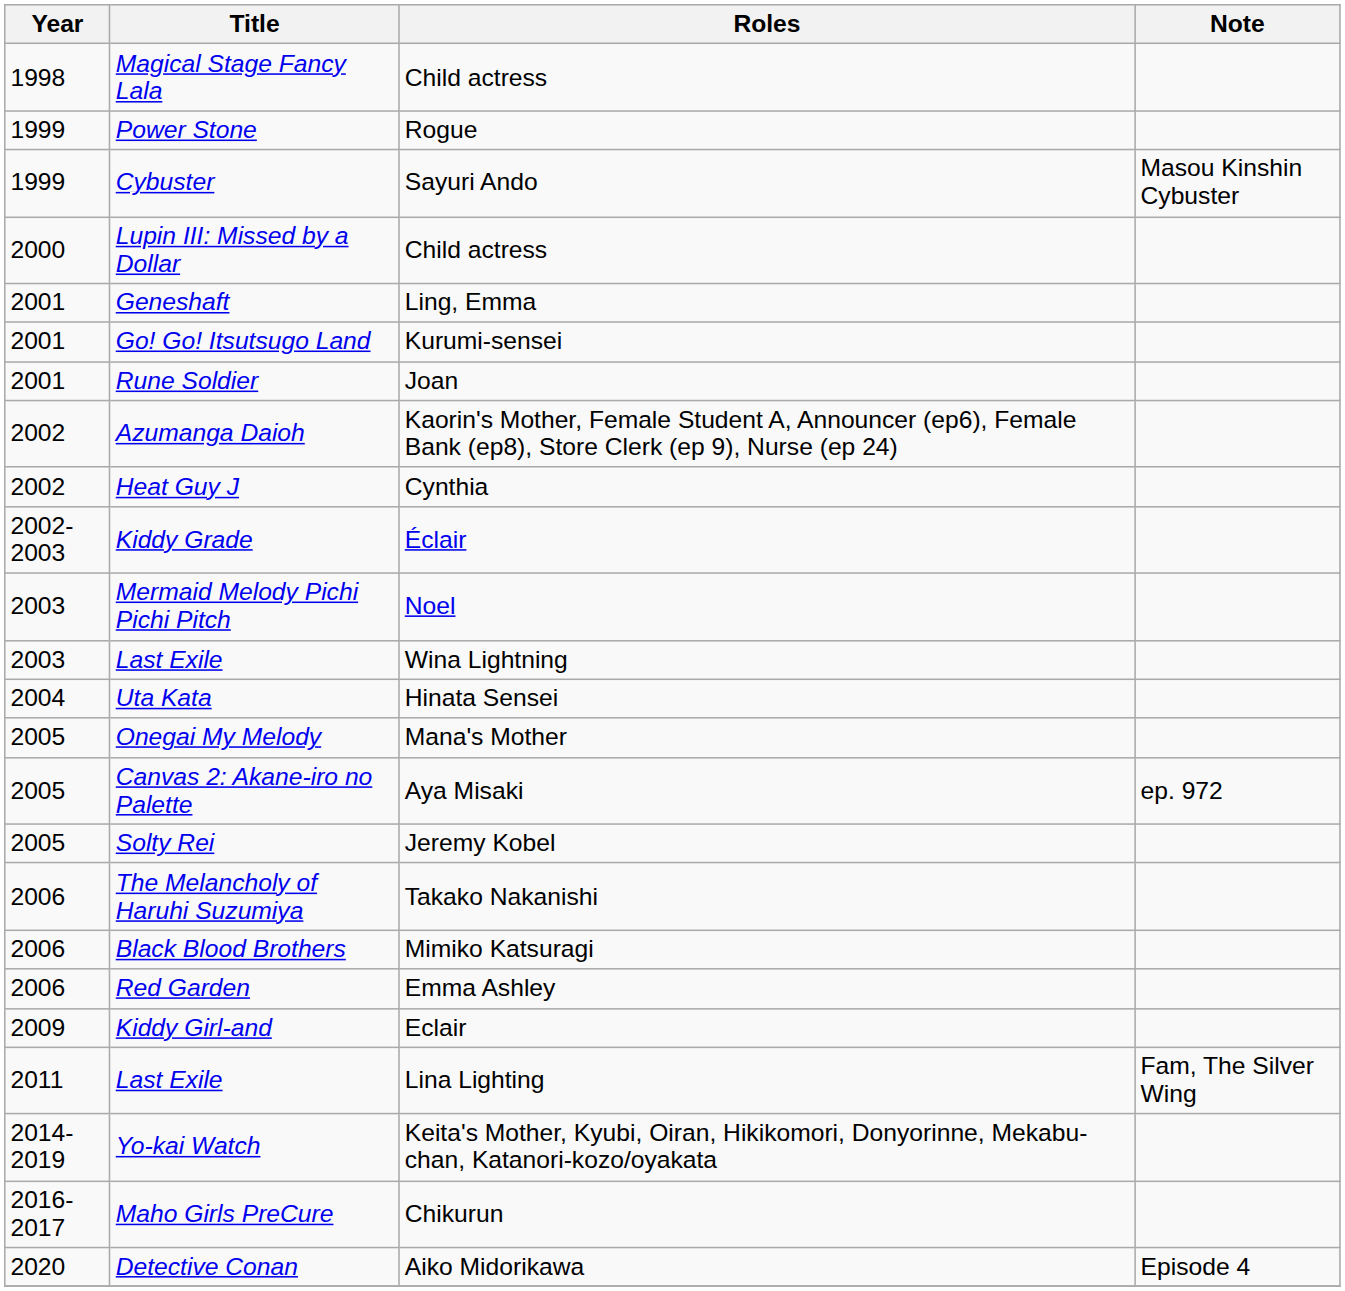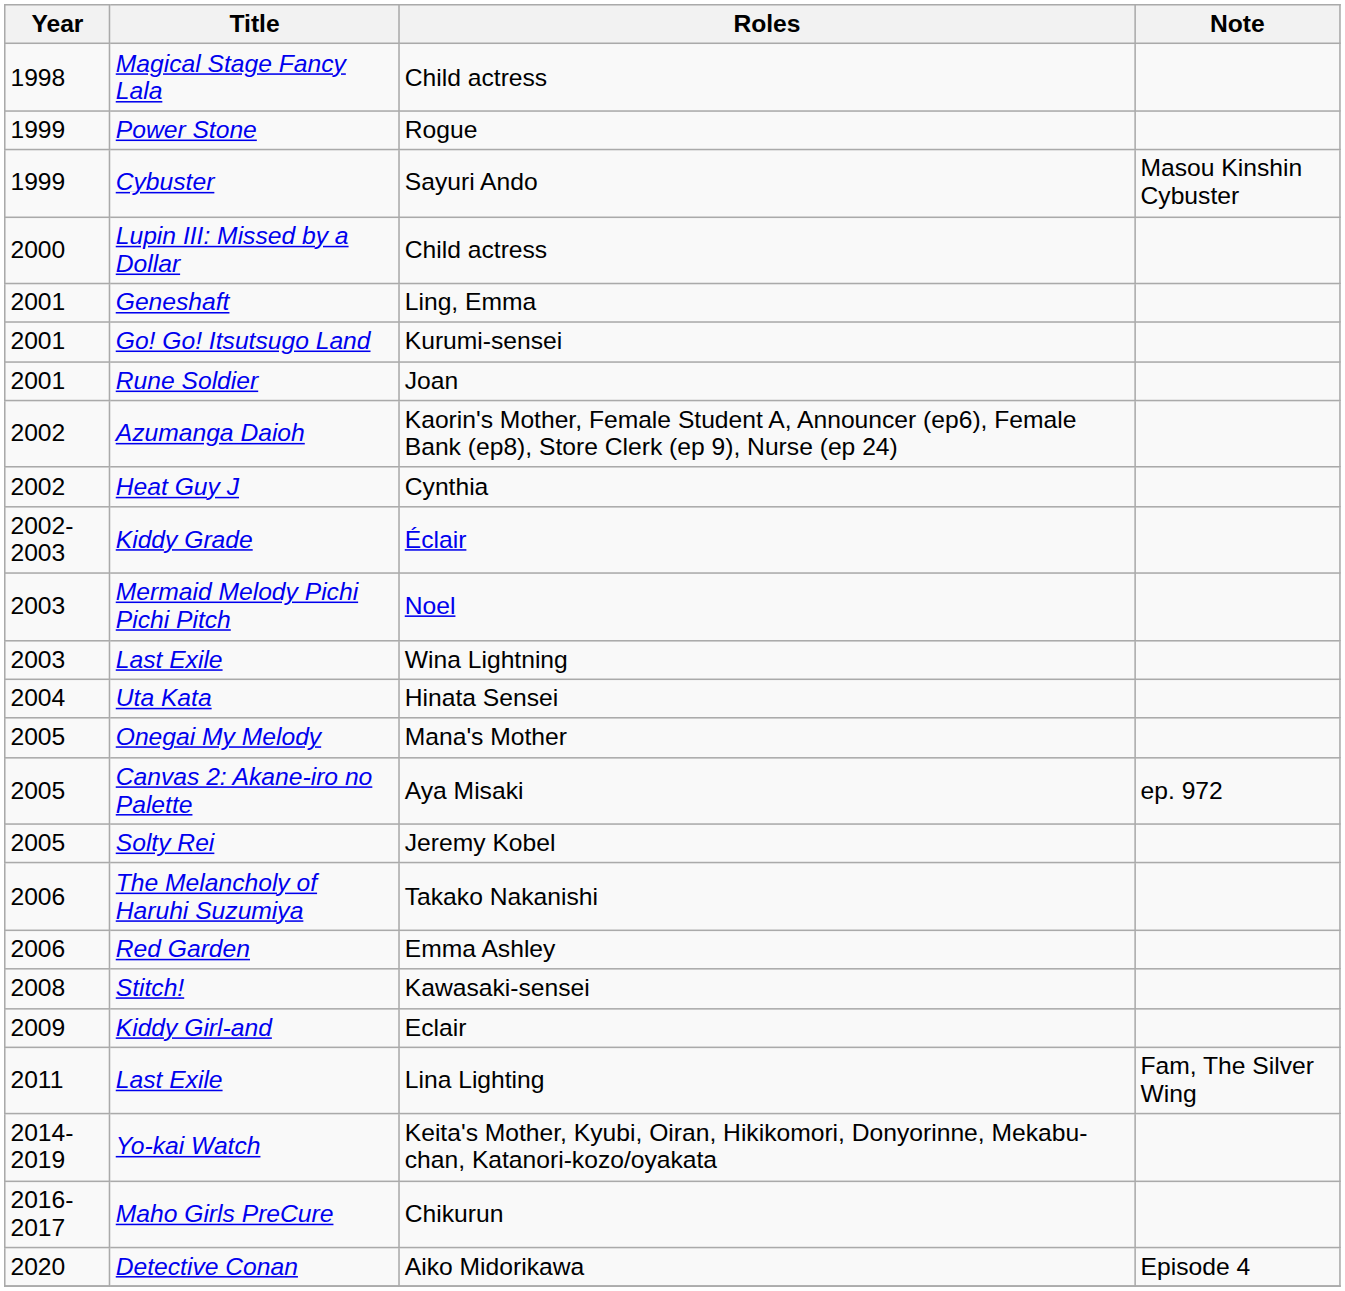- row: (231, 949)
+ row: (150, 988)
